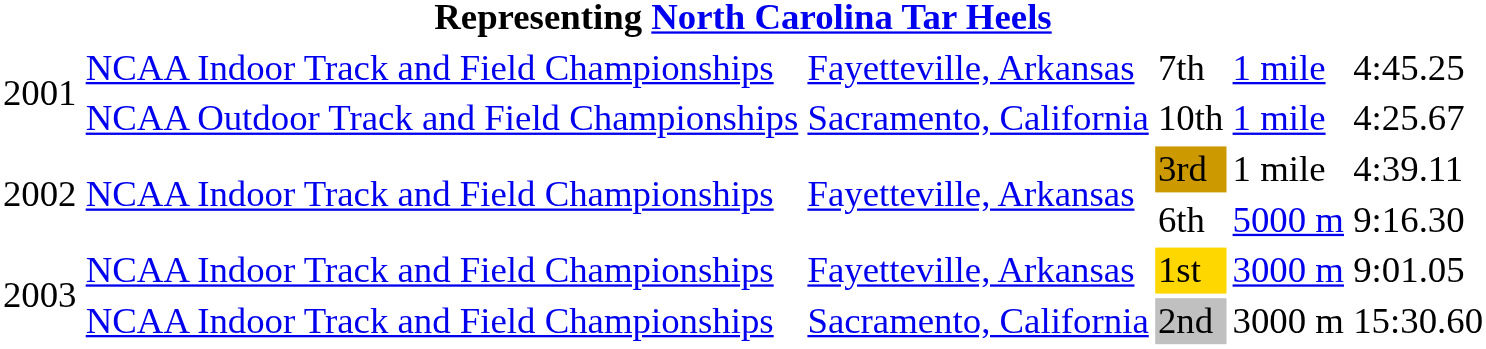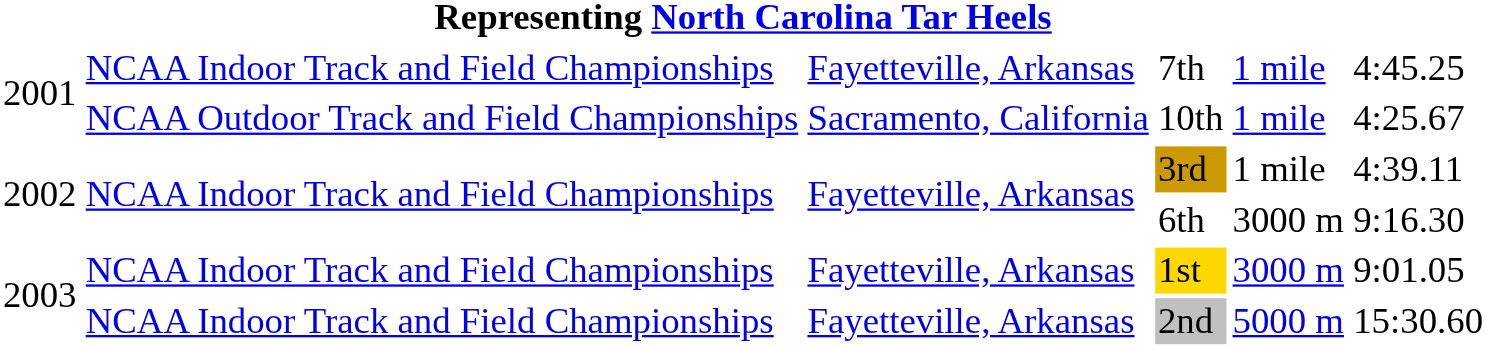(1288, 219) 5000 m -> (1288, 219) 3000 m
(978, 320) Sacramento, California -> (971, 320) Fayetteville, Arkansas
(1288, 320) 3000 m -> (1288, 320) 5000 m
